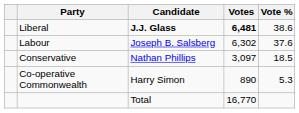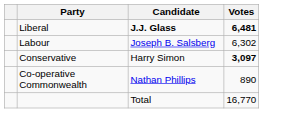- column: (277, 12)
(163, 58) Nathan Phillips -> (158, 58) Harry Simon
(244, 58) normal -> (244, 58) bold
(158, 79) Harry Simon -> (163, 79) Nathan Phillips
